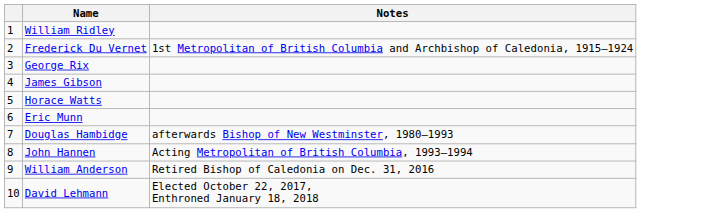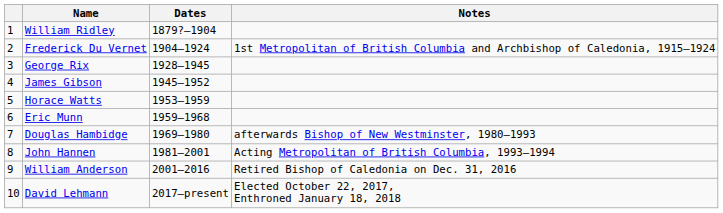+ column: (190, 13)
